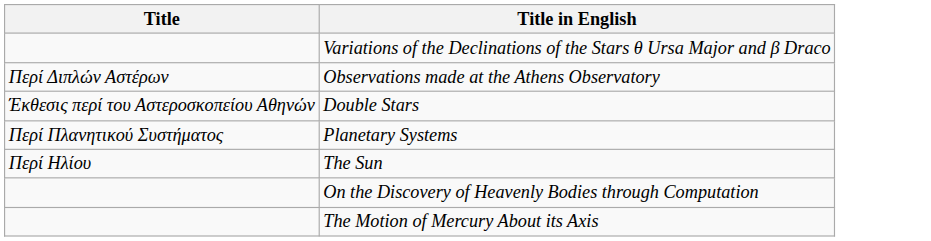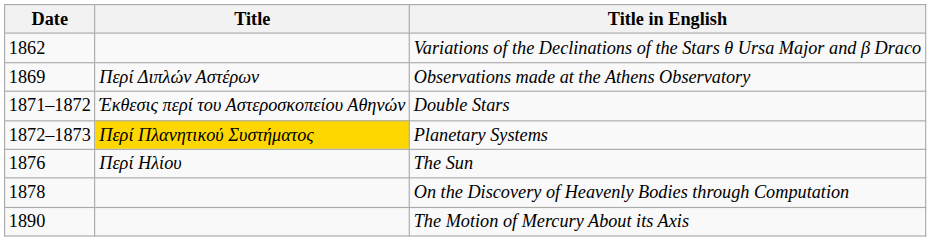+ column: (50, 18)
(116, 134) no background -> (207, 134) gold background
